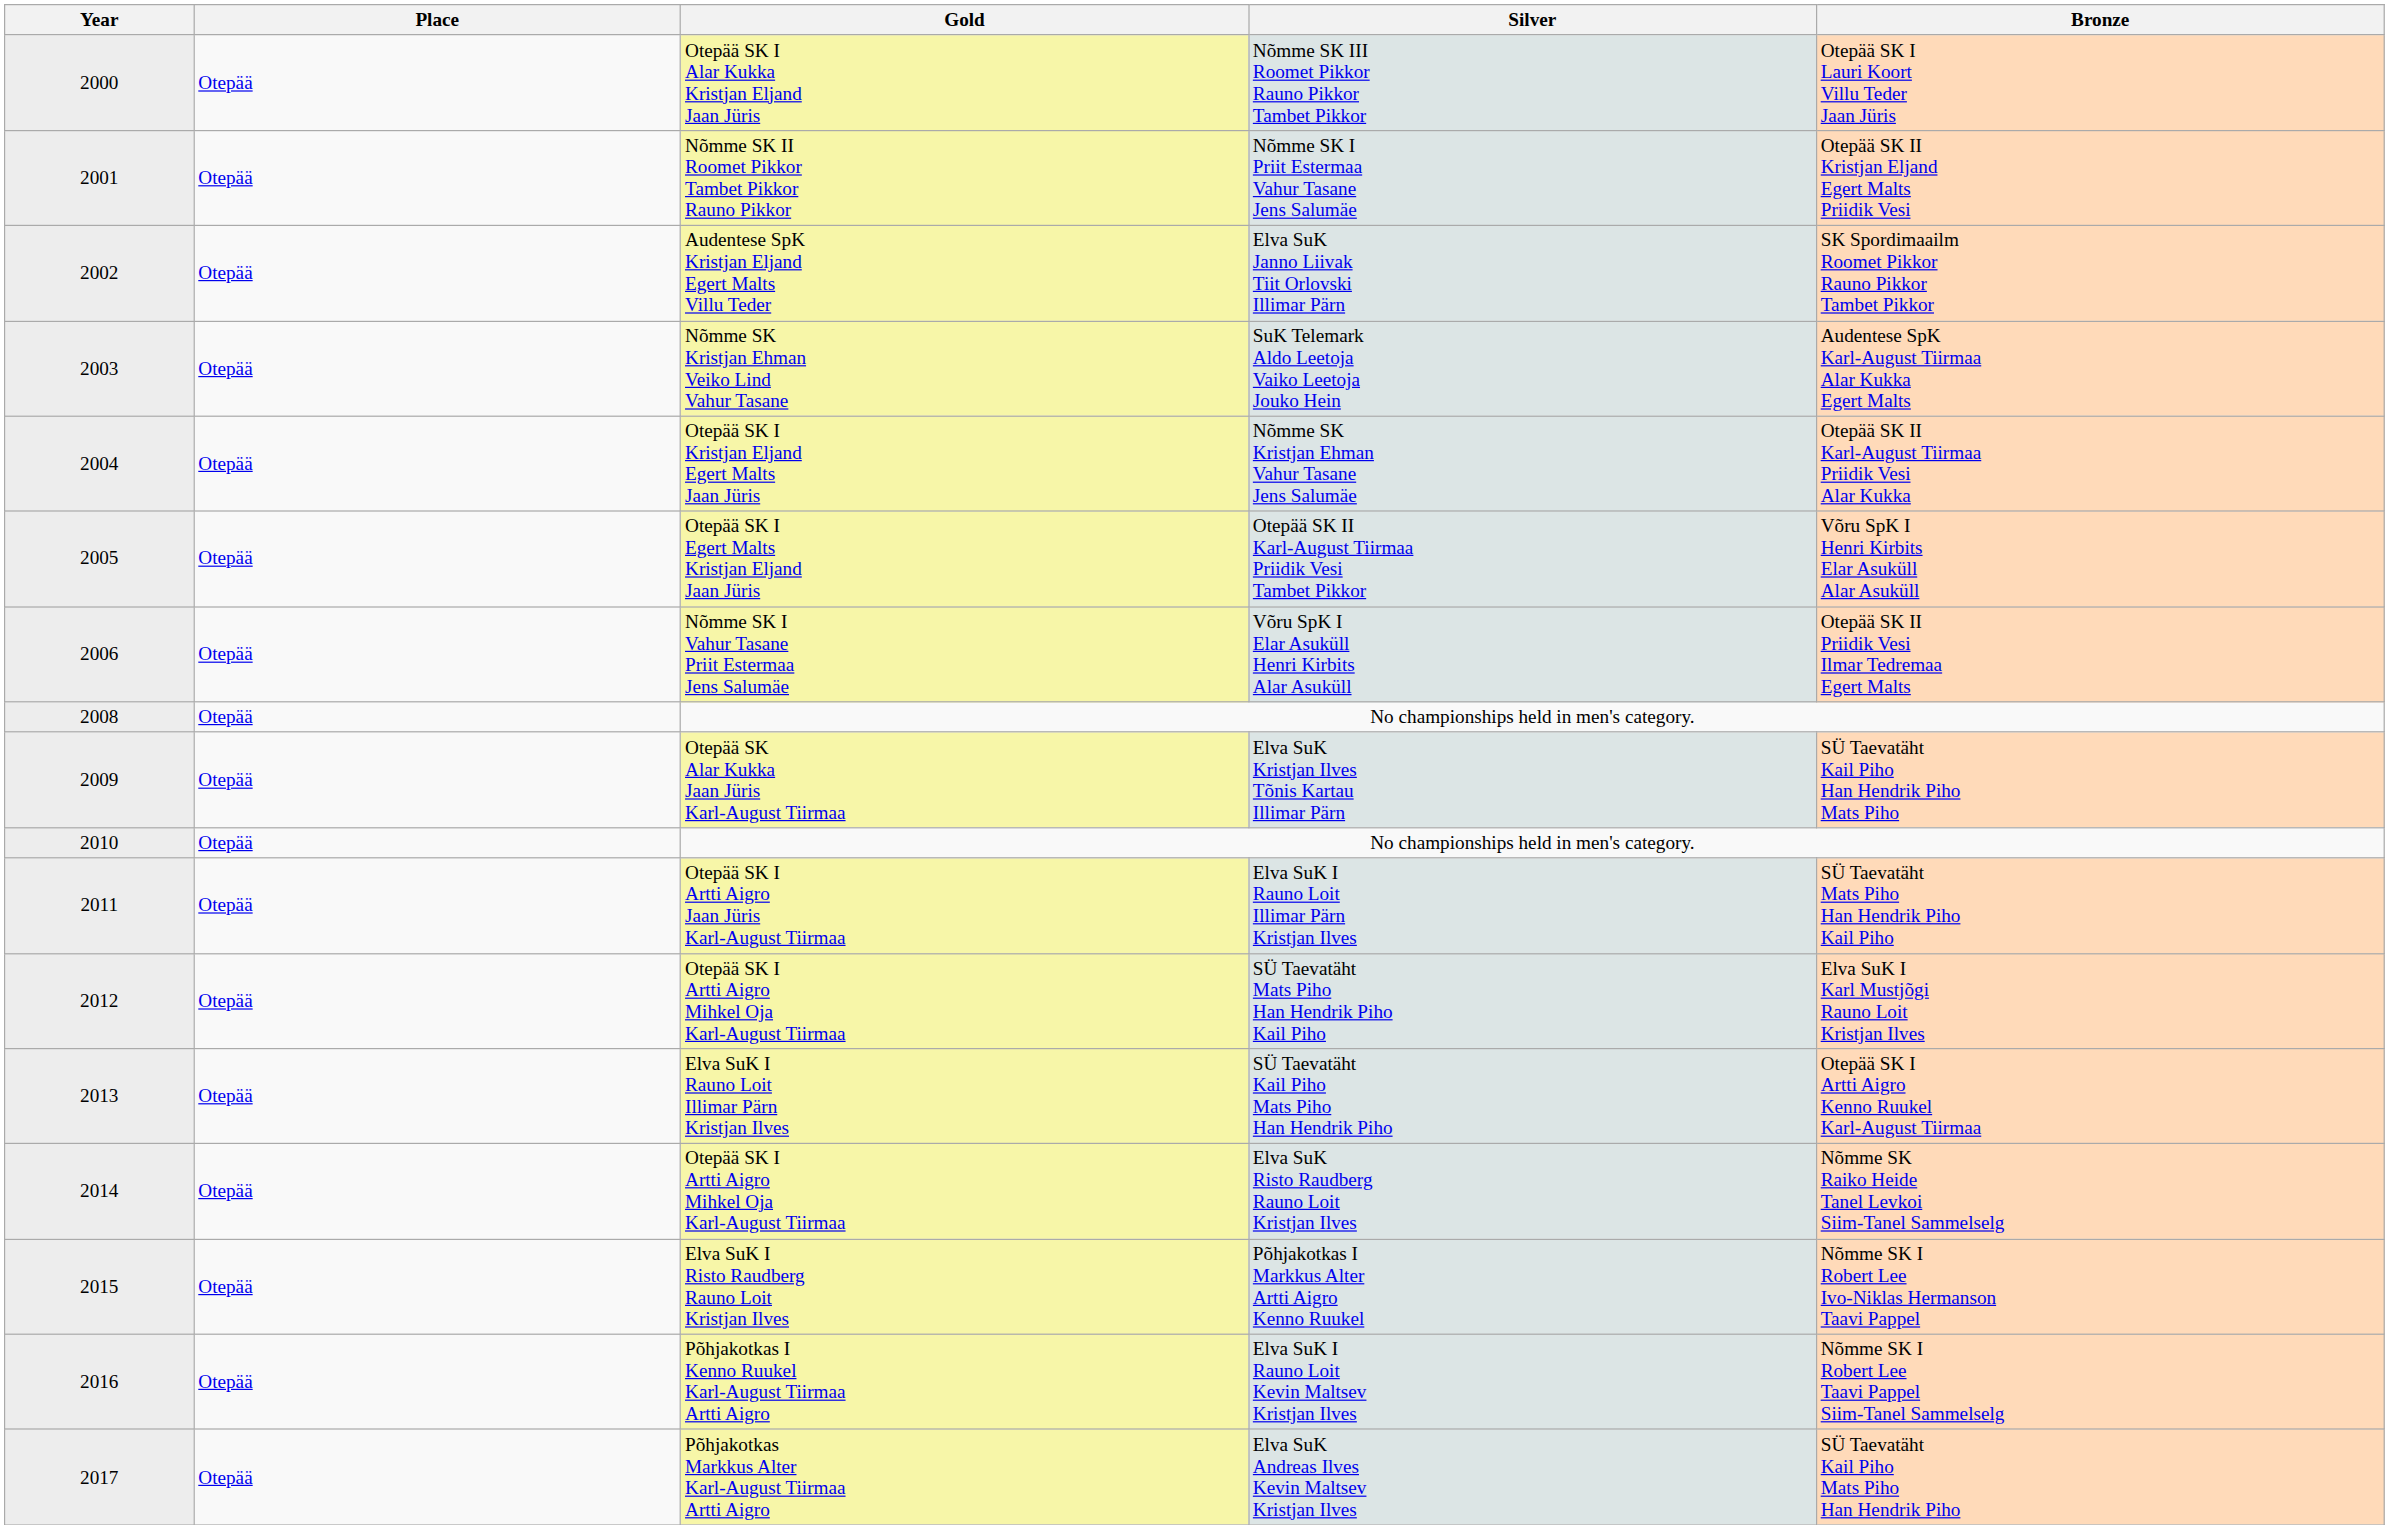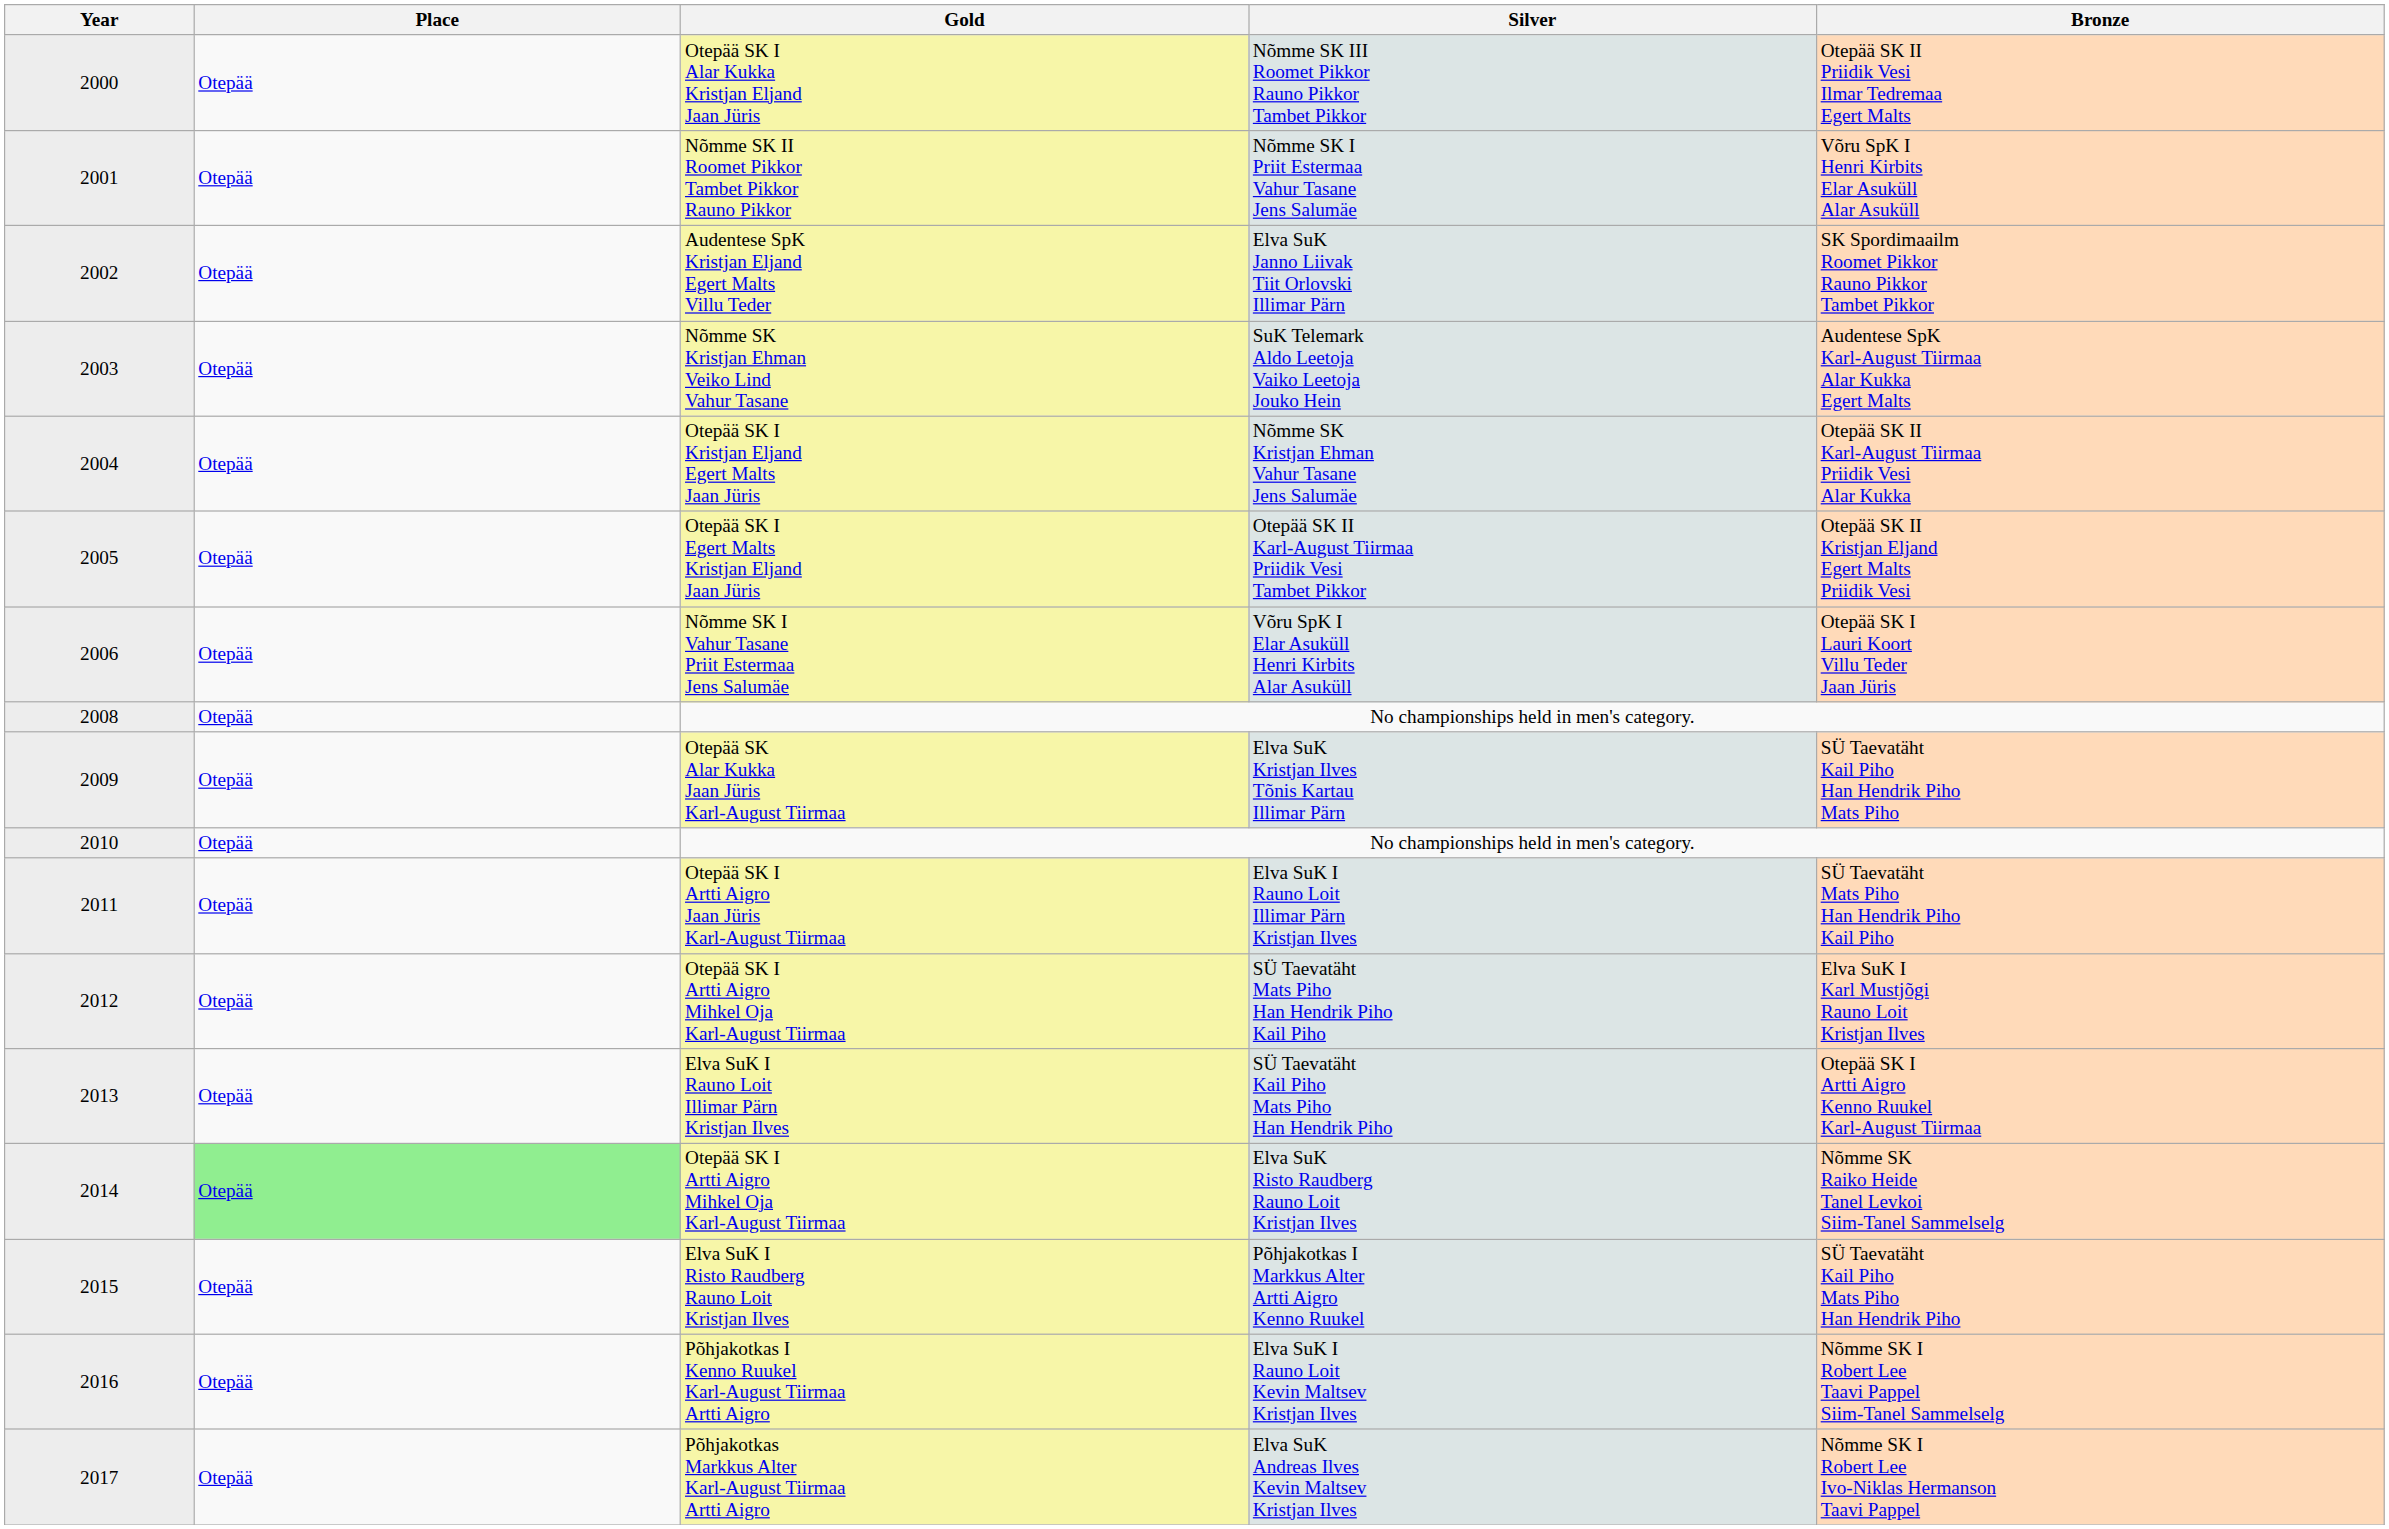(1868, 82) Otepää SK I Lauri Koort Villu Teder Jaan Jüris -> (1881, 82) Otepää SK II Priidik Vesi Ilmar Tedremaa Egert Malts
(1879, 177) Otepää SK II Kristjan Eljand Egert Malts Priidik Vesi -> (1872, 177) Võru SpK I Henri Kirbits Elar Asuküll Alar Asuküll
(1872, 558) Võru SpK I Henri Kirbits Elar Asuküll Alar Asuküll -> (1879, 558) Otepää SK II Kristjan Eljand Egert Malts Priidik Vesi
(1881, 654) Otepää SK II Priidik Vesi Ilmar Tedremaa Egert Malts -> (1868, 654) Otepää SK I Lauri Koort Villu Teder Jaan Jüris
(225, 1191) no background -> (225, 1191) lightgreen background
(1908, 1286) Nõmme SK I Robert Lee Ivo-Niklas Hermanson Taavi Pappel -> (1891, 1286) SÜ Taevatäht Kail Piho Mats Piho Han Hendrik Piho
(1891, 1476) SÜ Taevatäht Kail Piho Mats Piho Han Hendrik Piho -> (1908, 1476) Nõmme SK I Robert Lee Ivo-Niklas Hermanson Taavi Pappel
